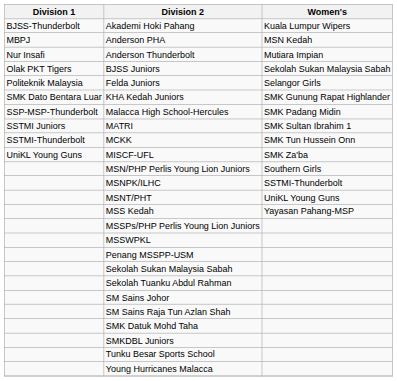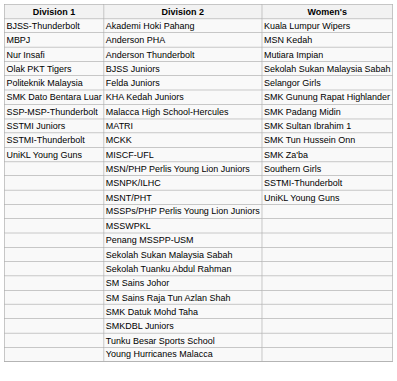- row: (130, 212)
